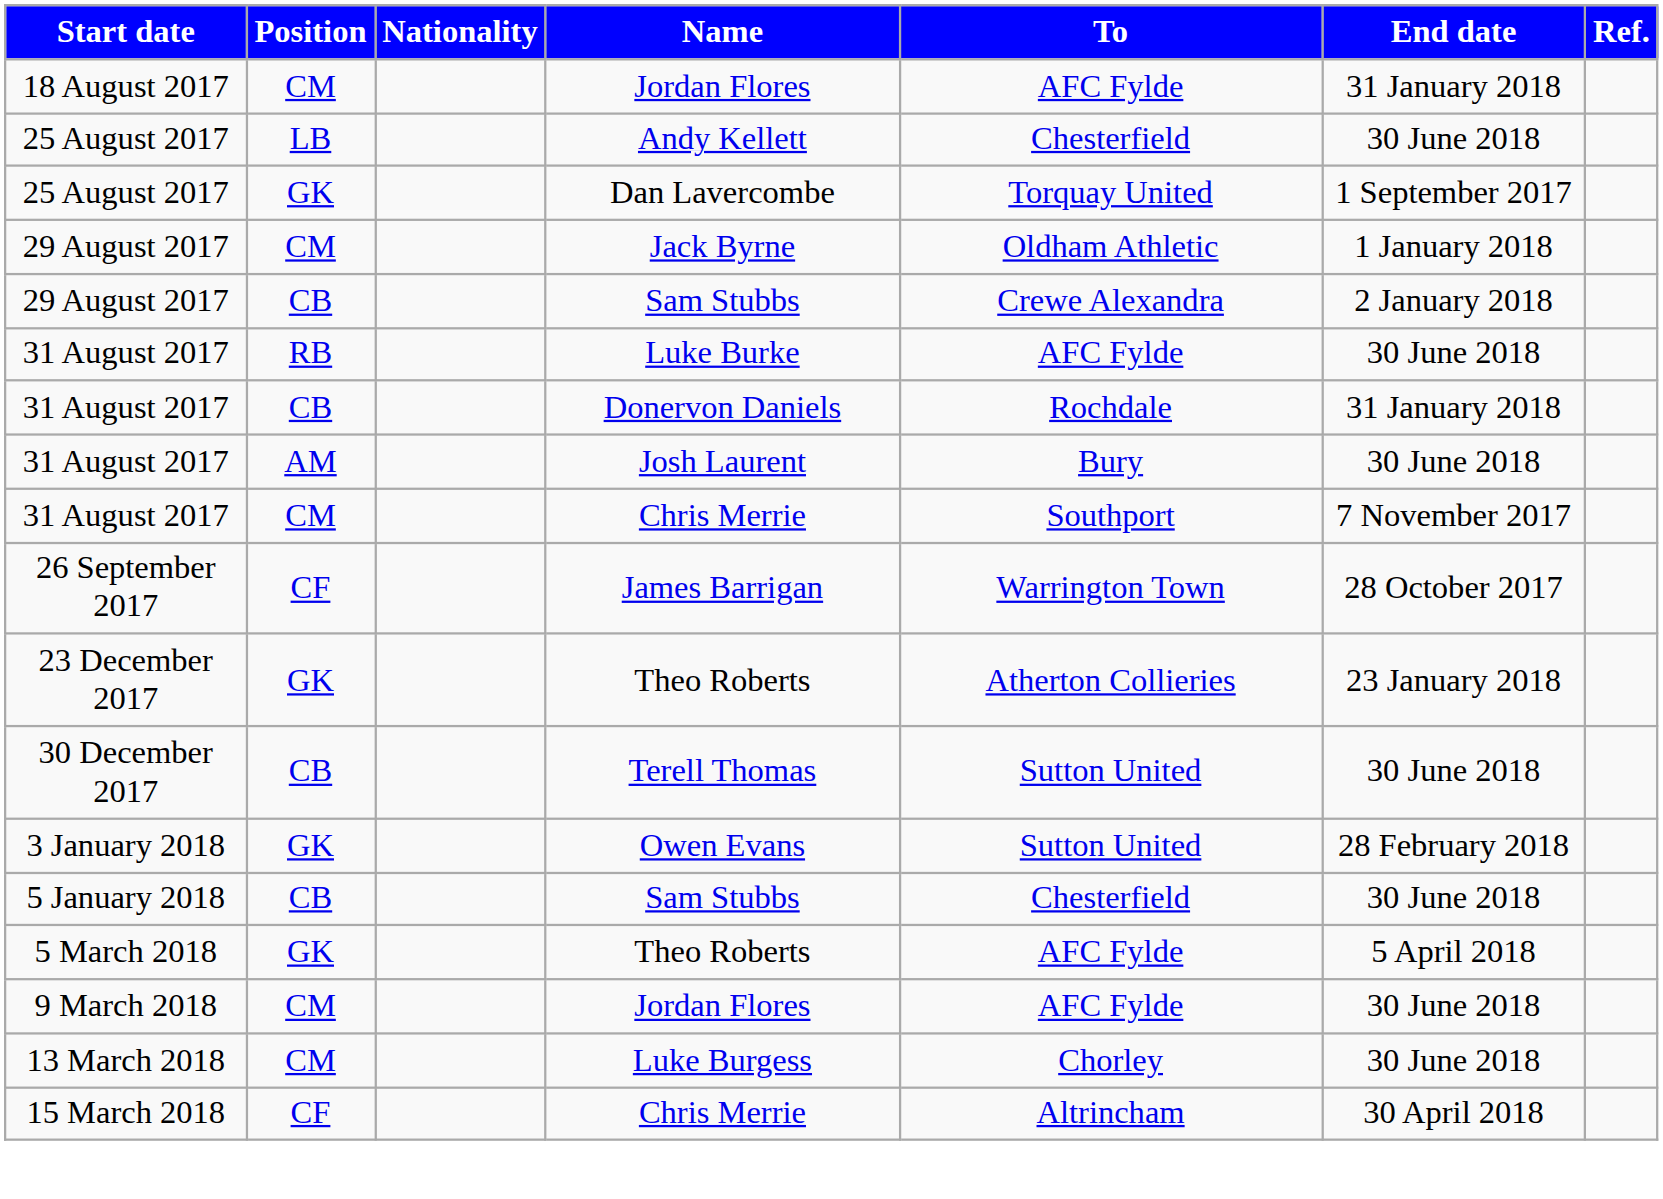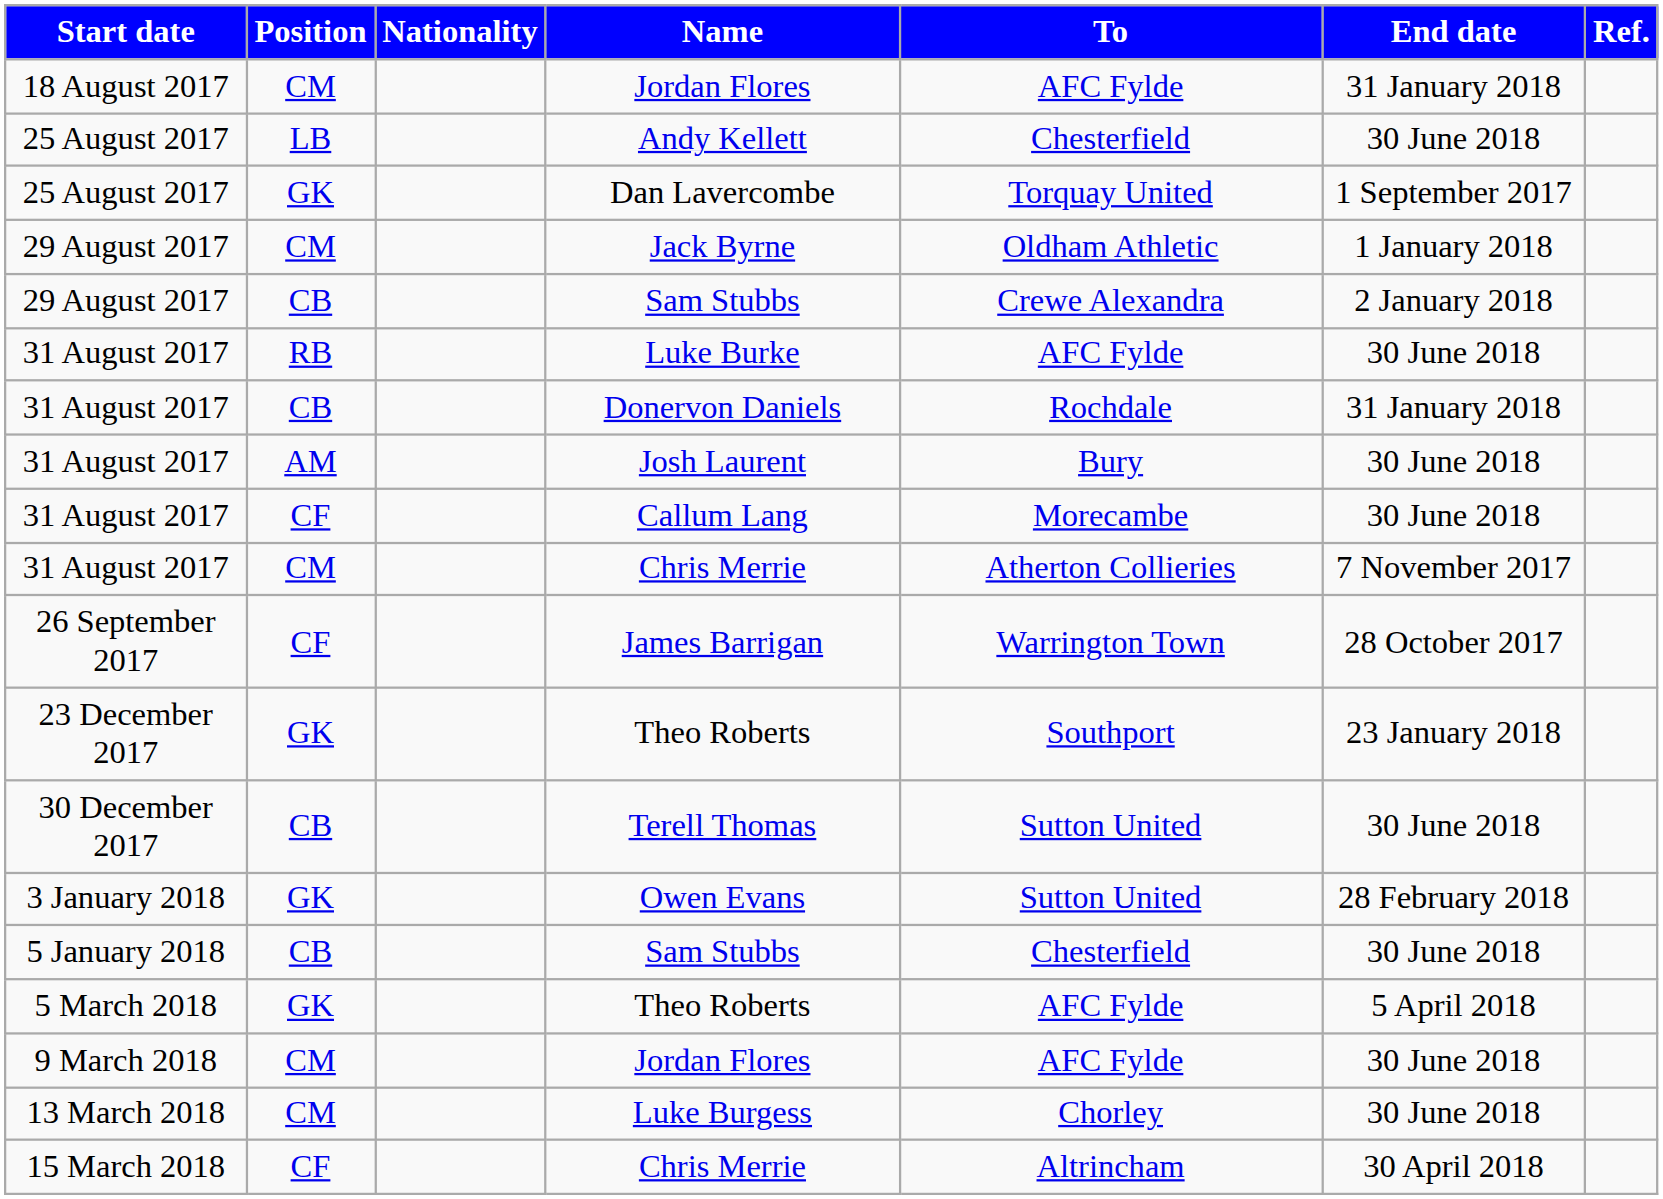+ row: (126, 514)
(1111, 514) Southport -> (1111, 568) Atherton Collieries
(1111, 679) Atherton Collieries -> (1111, 733) Southport
